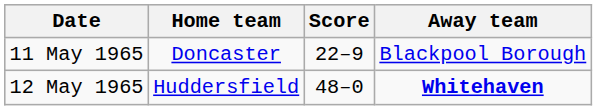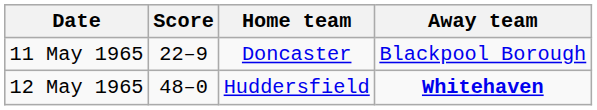columns swapped: (226, 21) <-> (339, 21)
